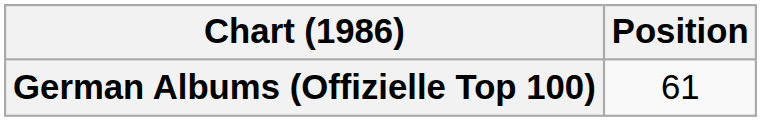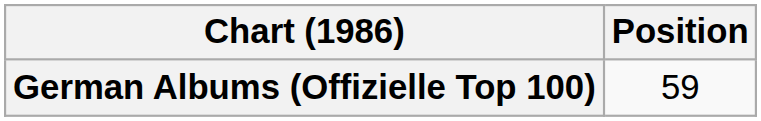(680, 87) 61 -> (680, 87) 59
